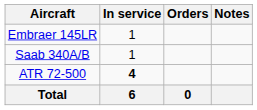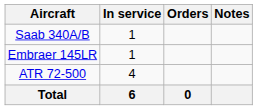rows swapped: (52, 34) <-> (52, 54)
(132, 74) bold -> (132, 74) normal
